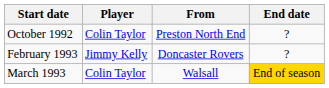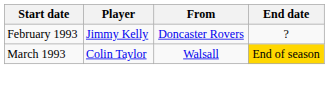- row: (40, 34)
